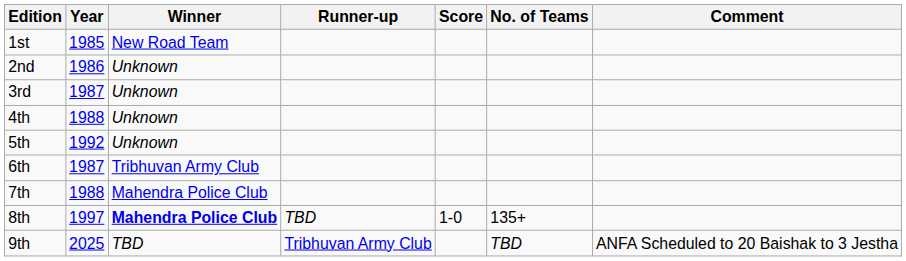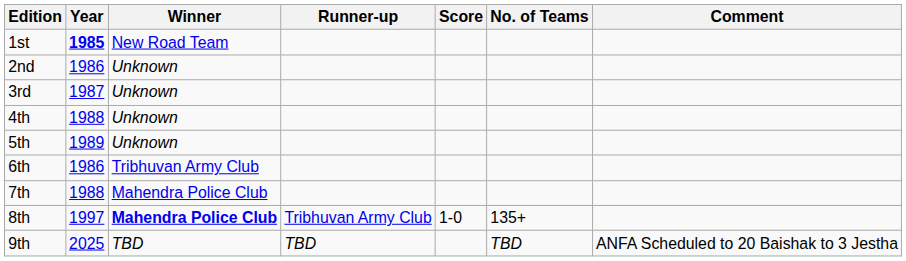(87, 42) normal -> (87, 42) bold
(87, 142) 1992 -> (87, 142) 1989
(87, 167) 1987 -> (87, 167) 1986
(300, 218) TBD -> (358, 218) Tribhuvan Army Club
(358, 243) Tribhuvan Army Club -> (300, 243) TBD
